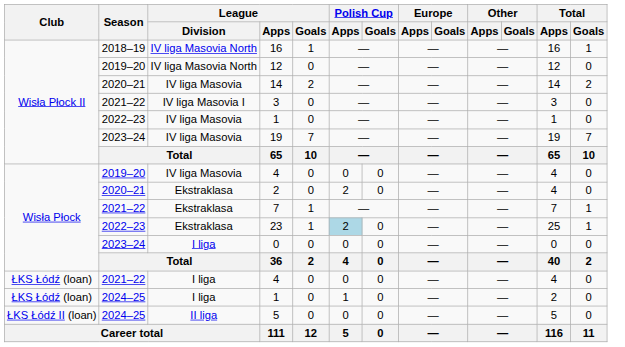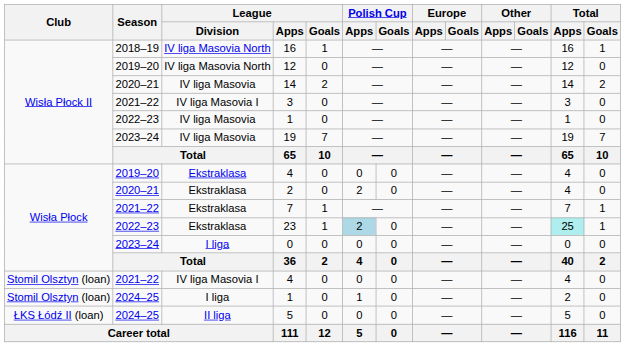(204, 173) IV liga Masovia -> (217, 173) Ekstraklasa
(554, 226) no background -> (568, 226) paleturquoise background
(52, 279) ŁKS Łódź (loan) -> (59, 279) Stomil Olsztyn (loan)
(204, 279) I liga -> (217, 279) IV liga Masovia I
(52, 297) ŁKS Łódź (loan) -> (59, 297) Stomil Olsztyn (loan)
